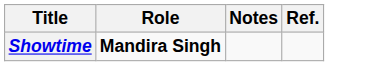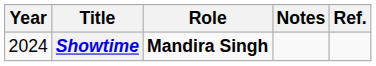+ column: (28, 18)
